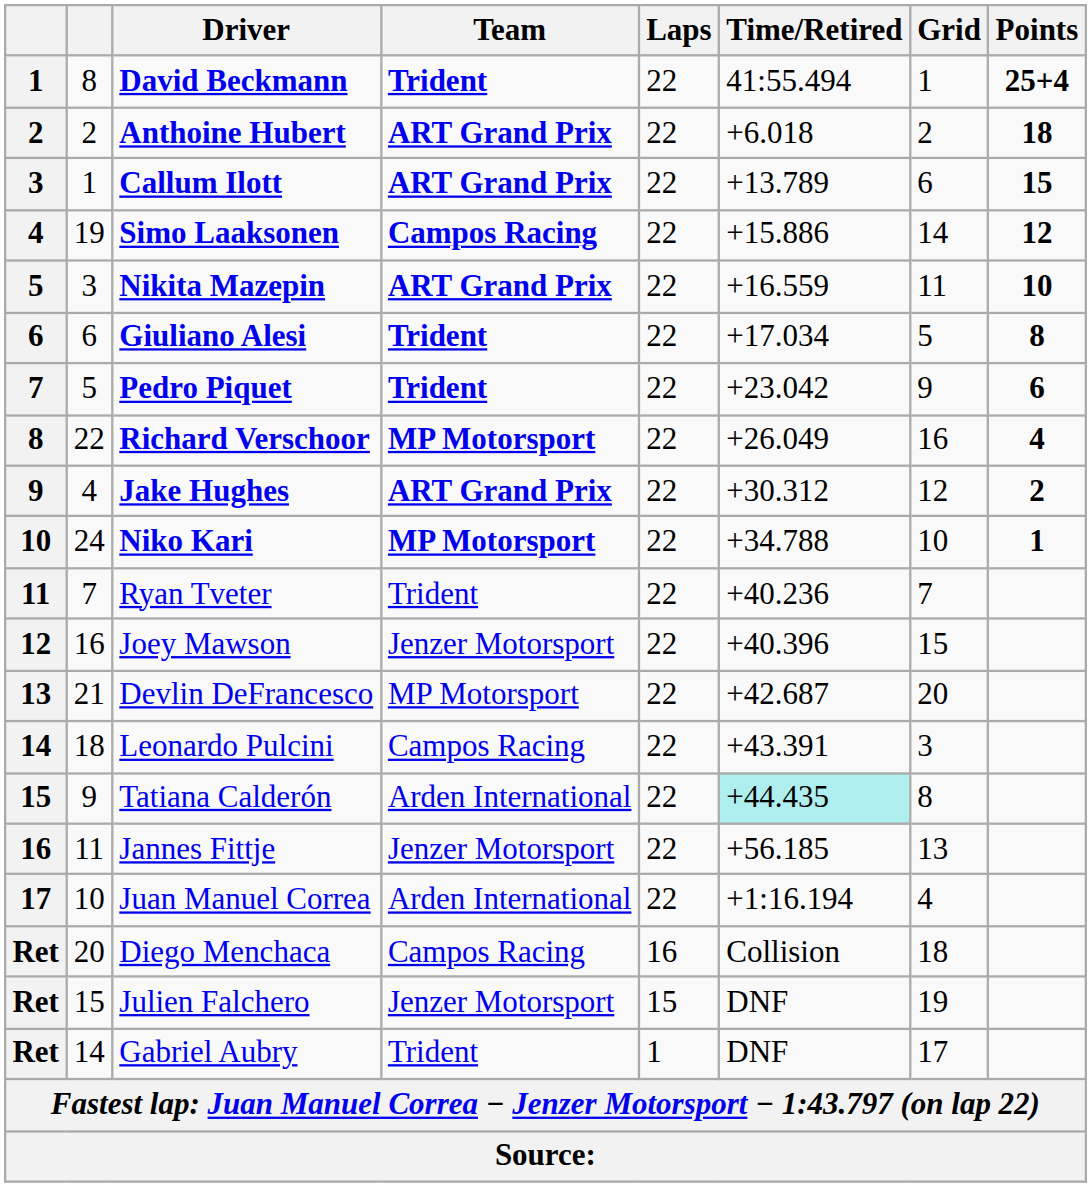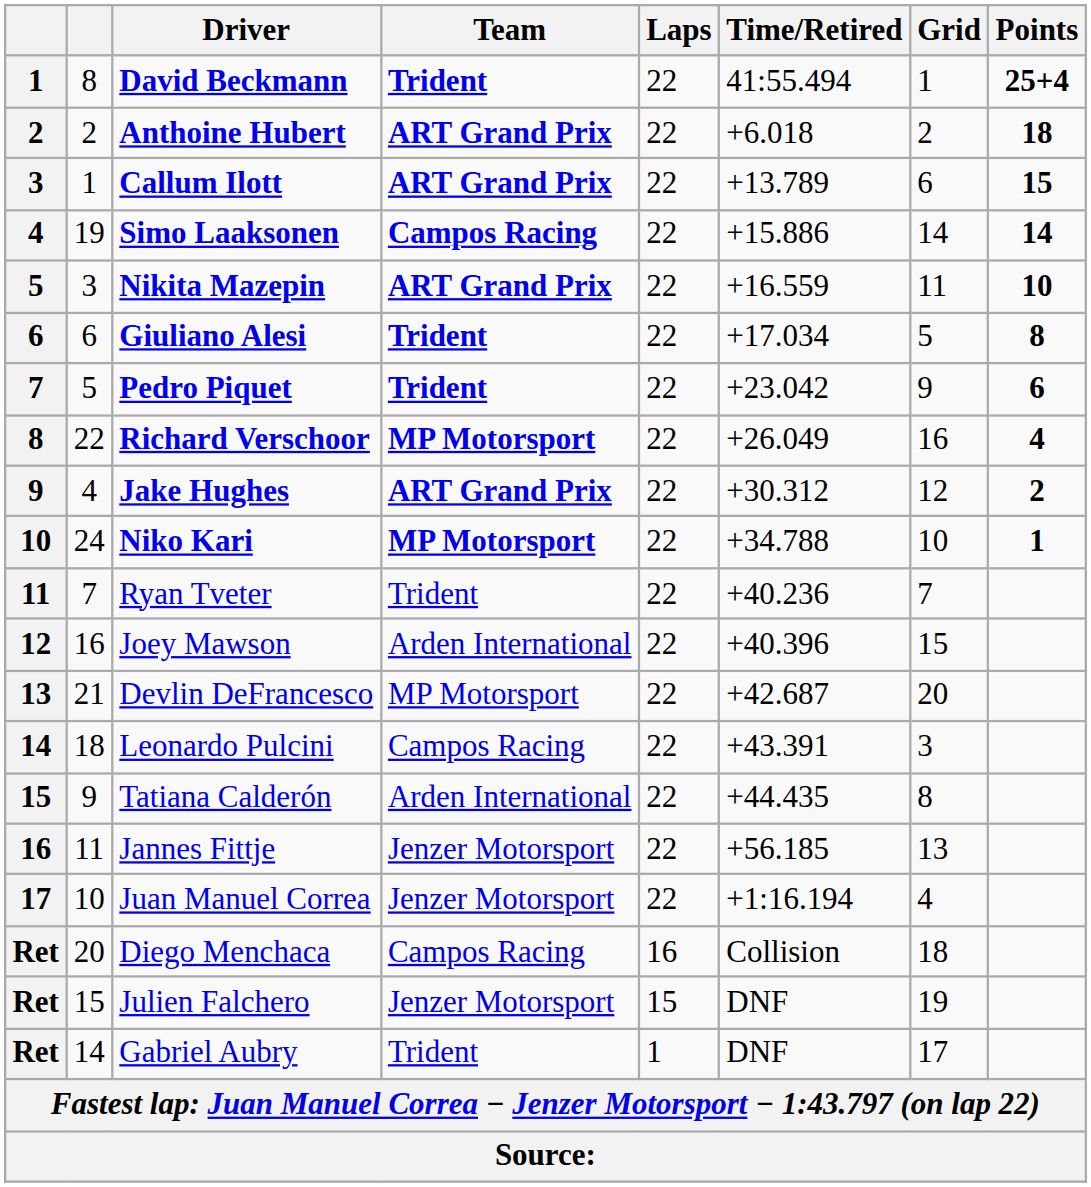(1037, 234) 12 -> (1037, 234) 14
(501, 643) Jenzer Motorsport -> (510, 643) Arden International
(778, 797) paleturquoise background -> (778, 797) no background
(510, 899) Arden International -> (501, 899) Jenzer Motorsport
